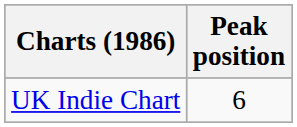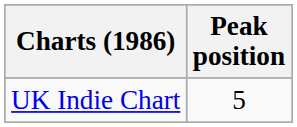(239, 99) 6 -> (239, 99) 5
